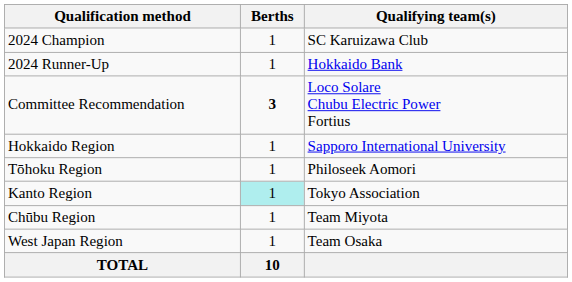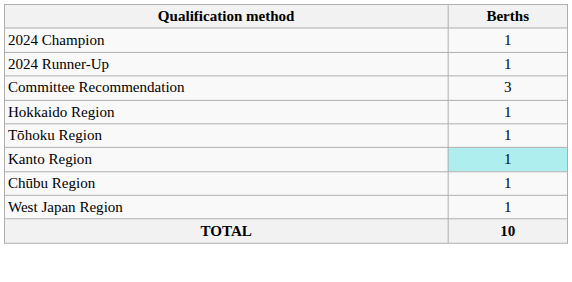- column: (436, 16)
(272, 104) bold -> (508, 87) normal
